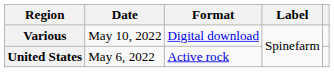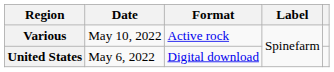(213, 35) Digital download -> (198, 35) Active rock
(198, 56) Active rock -> (213, 56) Digital download
